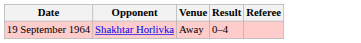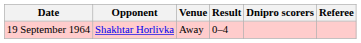+ column: (280, 13)
